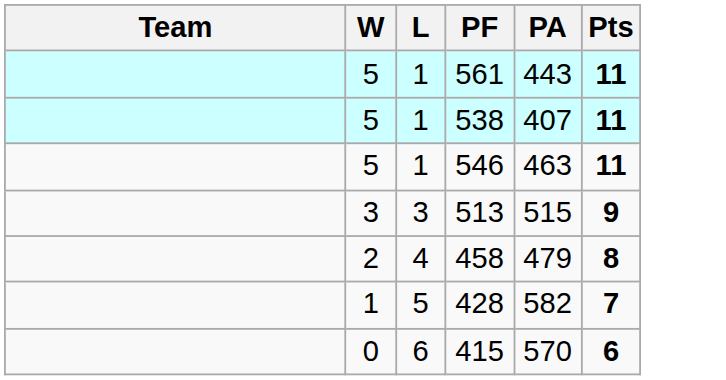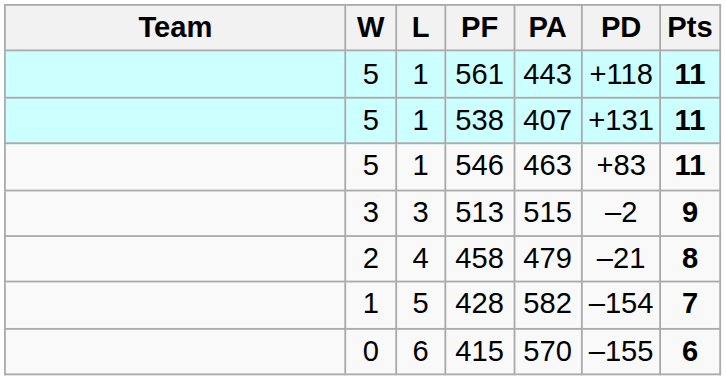+ column: (621, 27)
